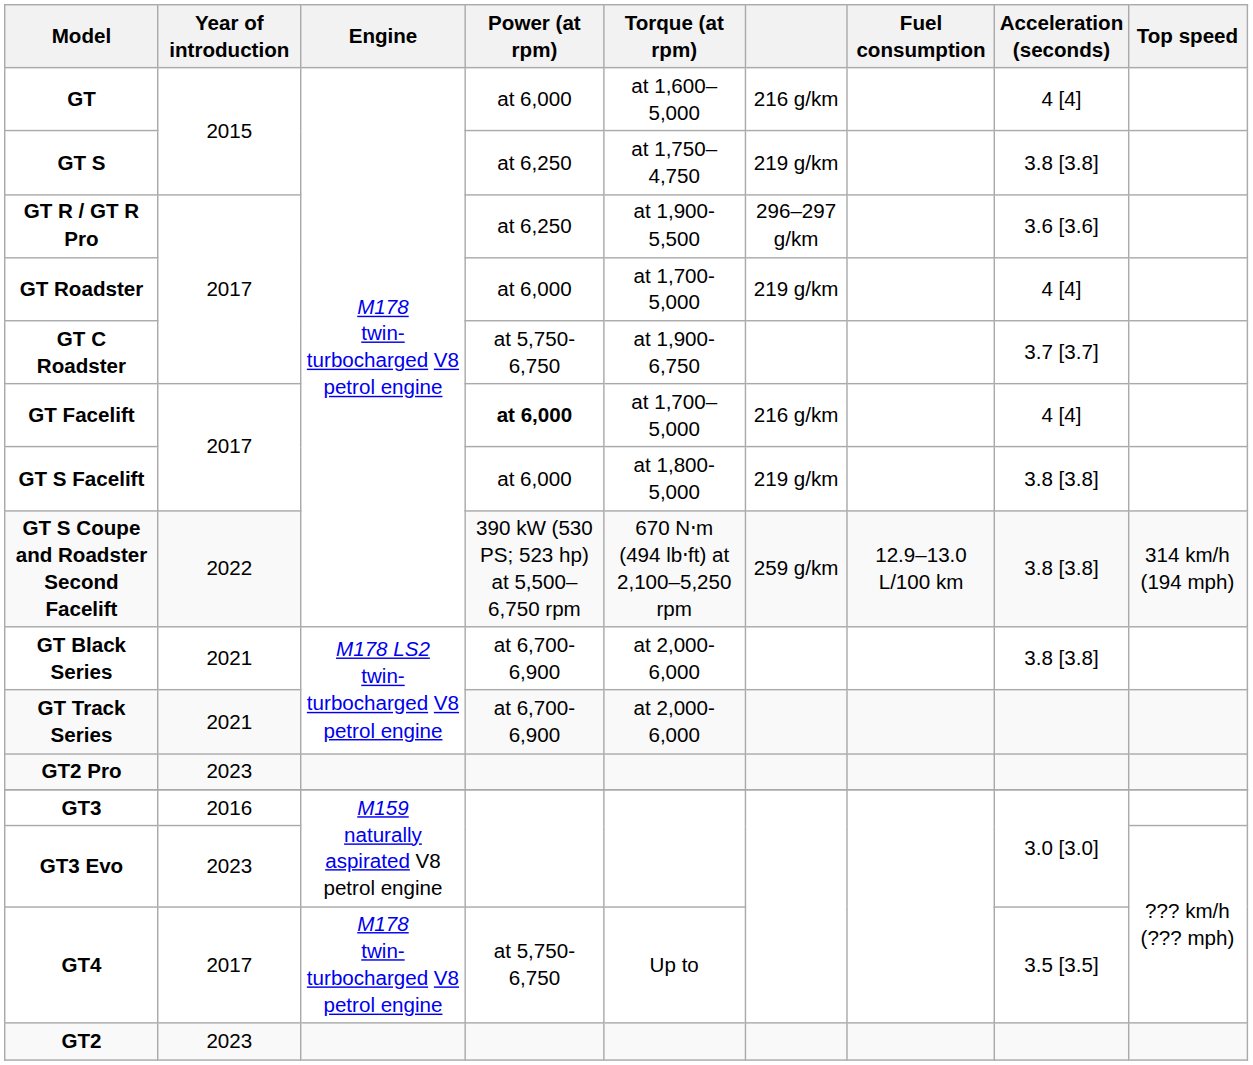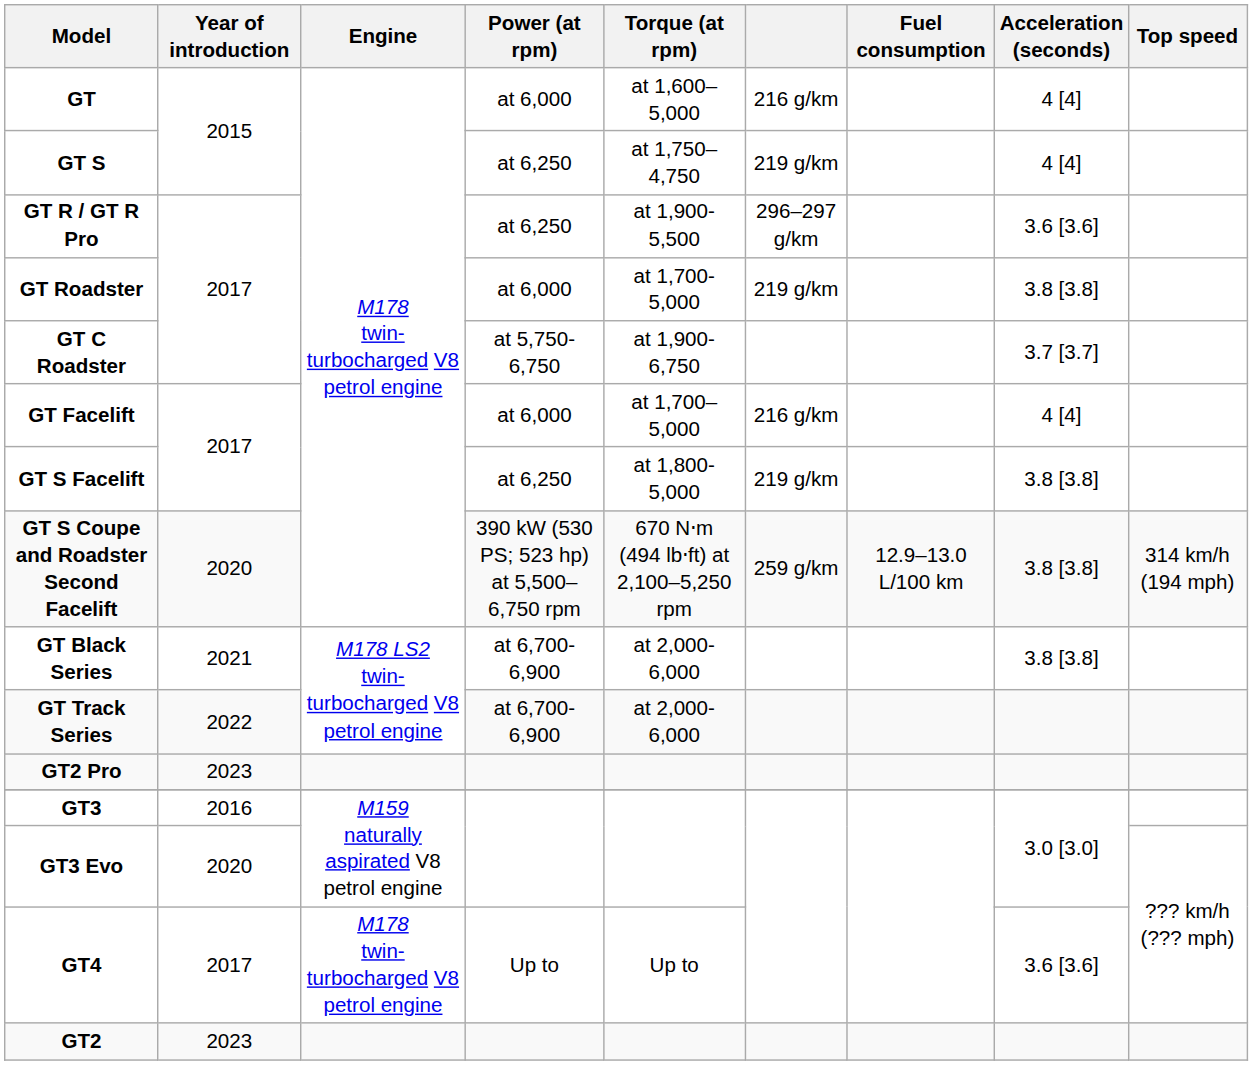(1061, 163) 3.8 [3.8] -> (1061, 163) 4 [4]
(1061, 289) 4 [4] -> (1061, 289) 3.8 [3.8]
(534, 415) bold -> (534, 415) normal
(534, 479) at 6,000 -> (534, 479) at 6,250
(229, 568) 2022 -> (229, 568) 2020
(229, 722) 2021 -> (229, 722) 2022
(229, 866) 2023 -> (229, 866) 2020
(534, 965) at 5,750-6,750 -> (534, 965) Up to
(1061, 965) 3.5 [3.5] -> (1061, 965) 3.6 [3.6]
